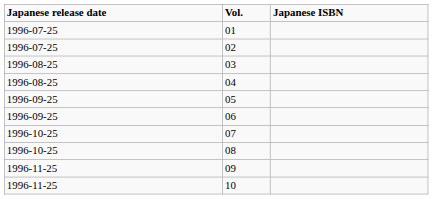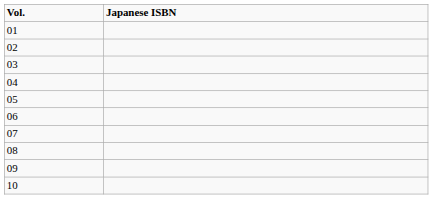- column: (57, 13)
